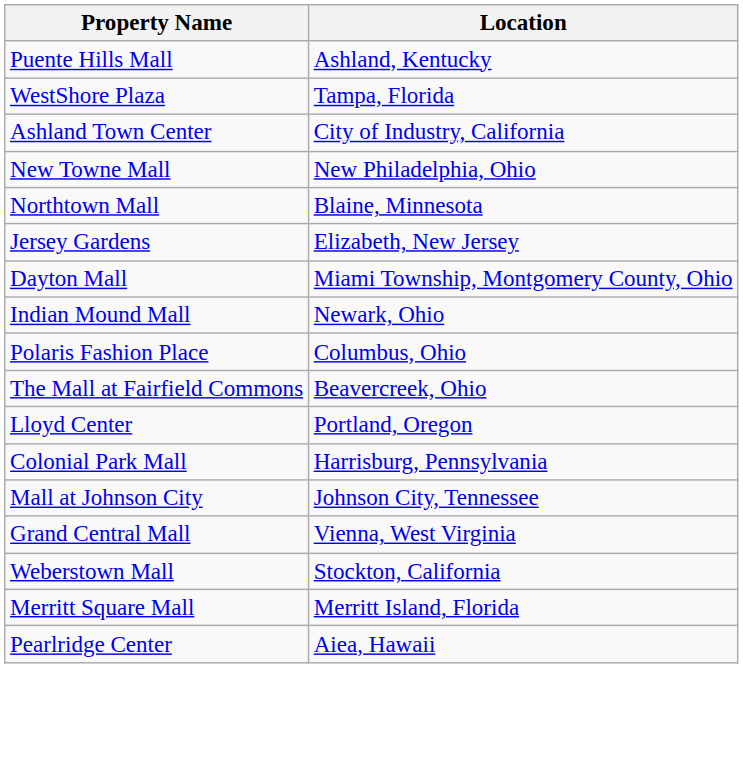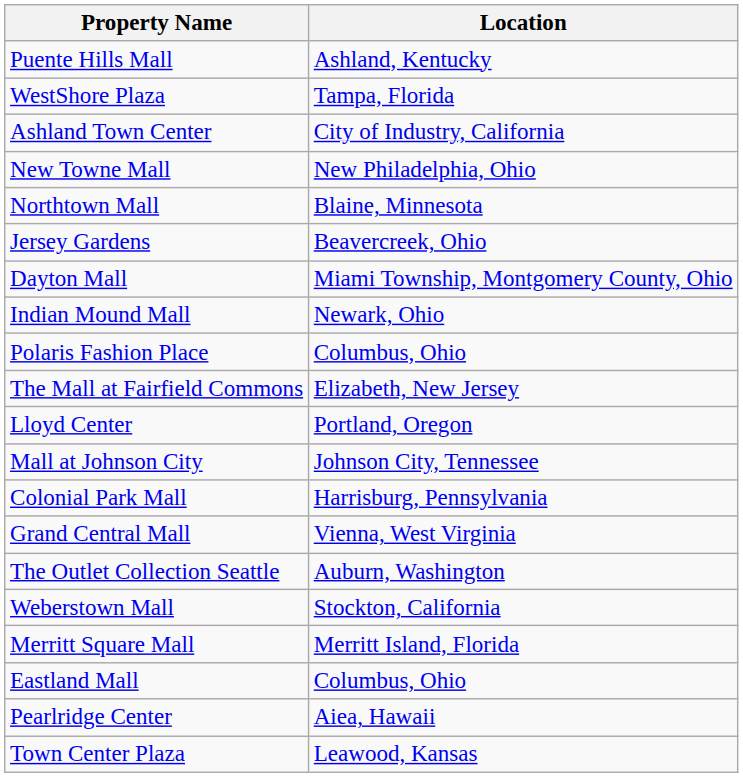(416, 242) Elizabeth, New Jersey -> (400, 242) Beavercreek, Ohio
(400, 388) Beavercreek, Ohio -> (416, 388) Elizabeth, New Jersey
rows swapped: (98, 461) <-> (106, 497)
+ row: (145, 570)
+ row: (74, 680)
+ row: (98, 753)
